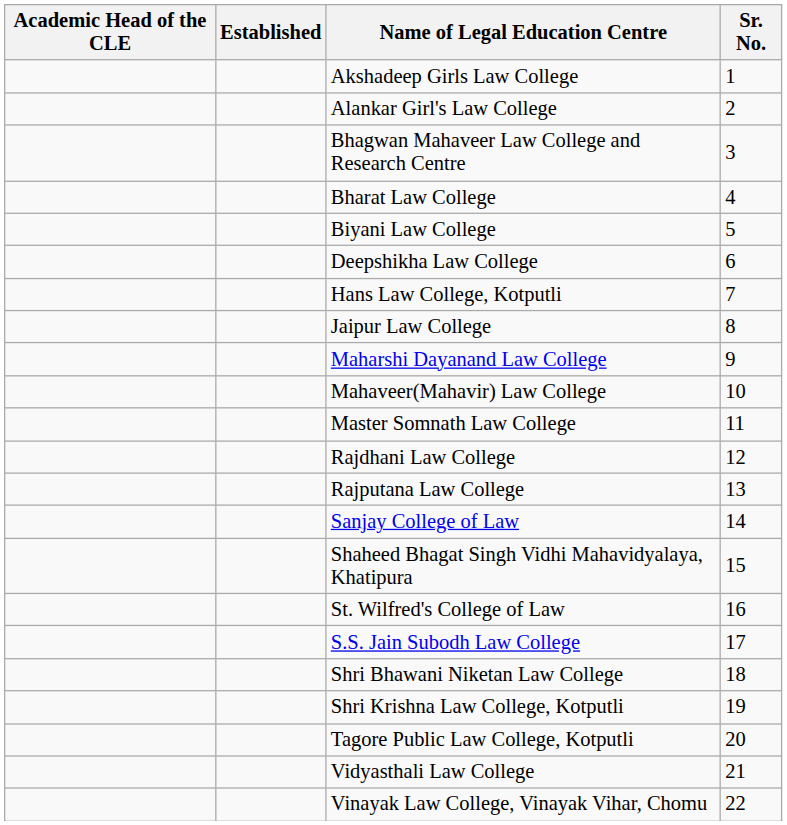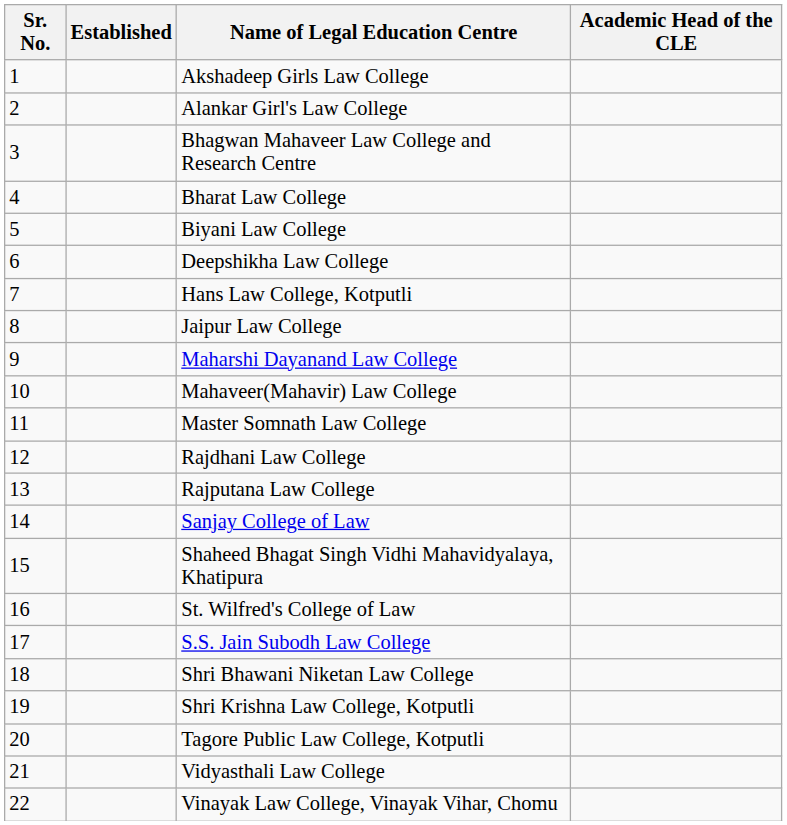columns swapped: (751, 32) <-> (110, 32)
